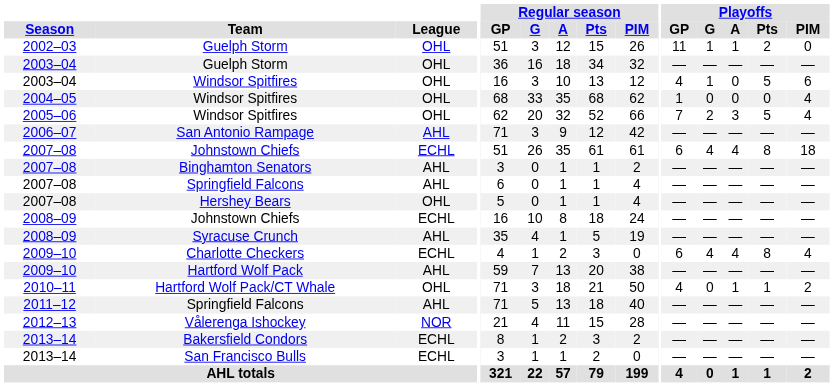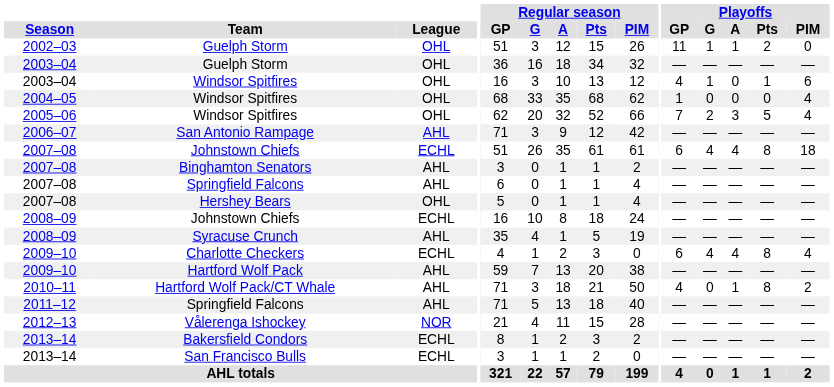(767, 81) 5 -> (767, 81) 1
(436, 287) OHL -> (436, 287) AHL
(767, 287) 1 -> (767, 287) 8
